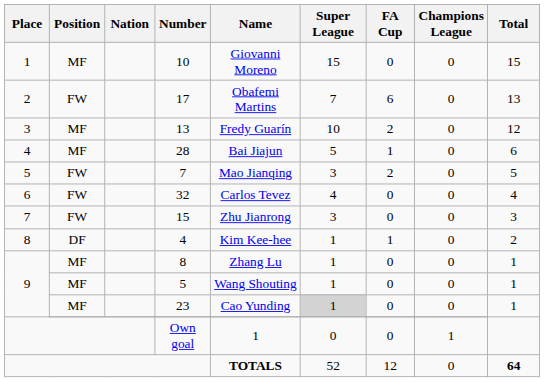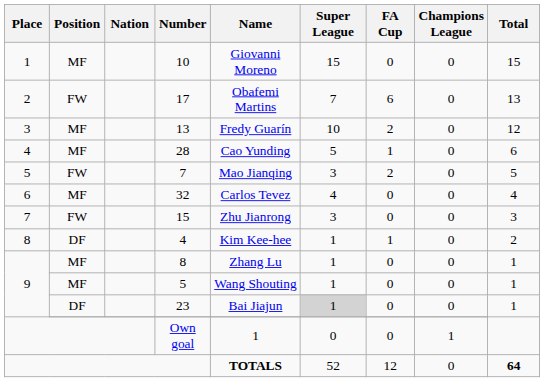(255, 151) Bai Jiajun -> (255, 151) Cao Yunding
(77, 195) FW -> (77, 195) MF
(77, 305) MF -> (77, 305) DF
(255, 305) Cao Yunding -> (255, 305) Bai Jiajun
